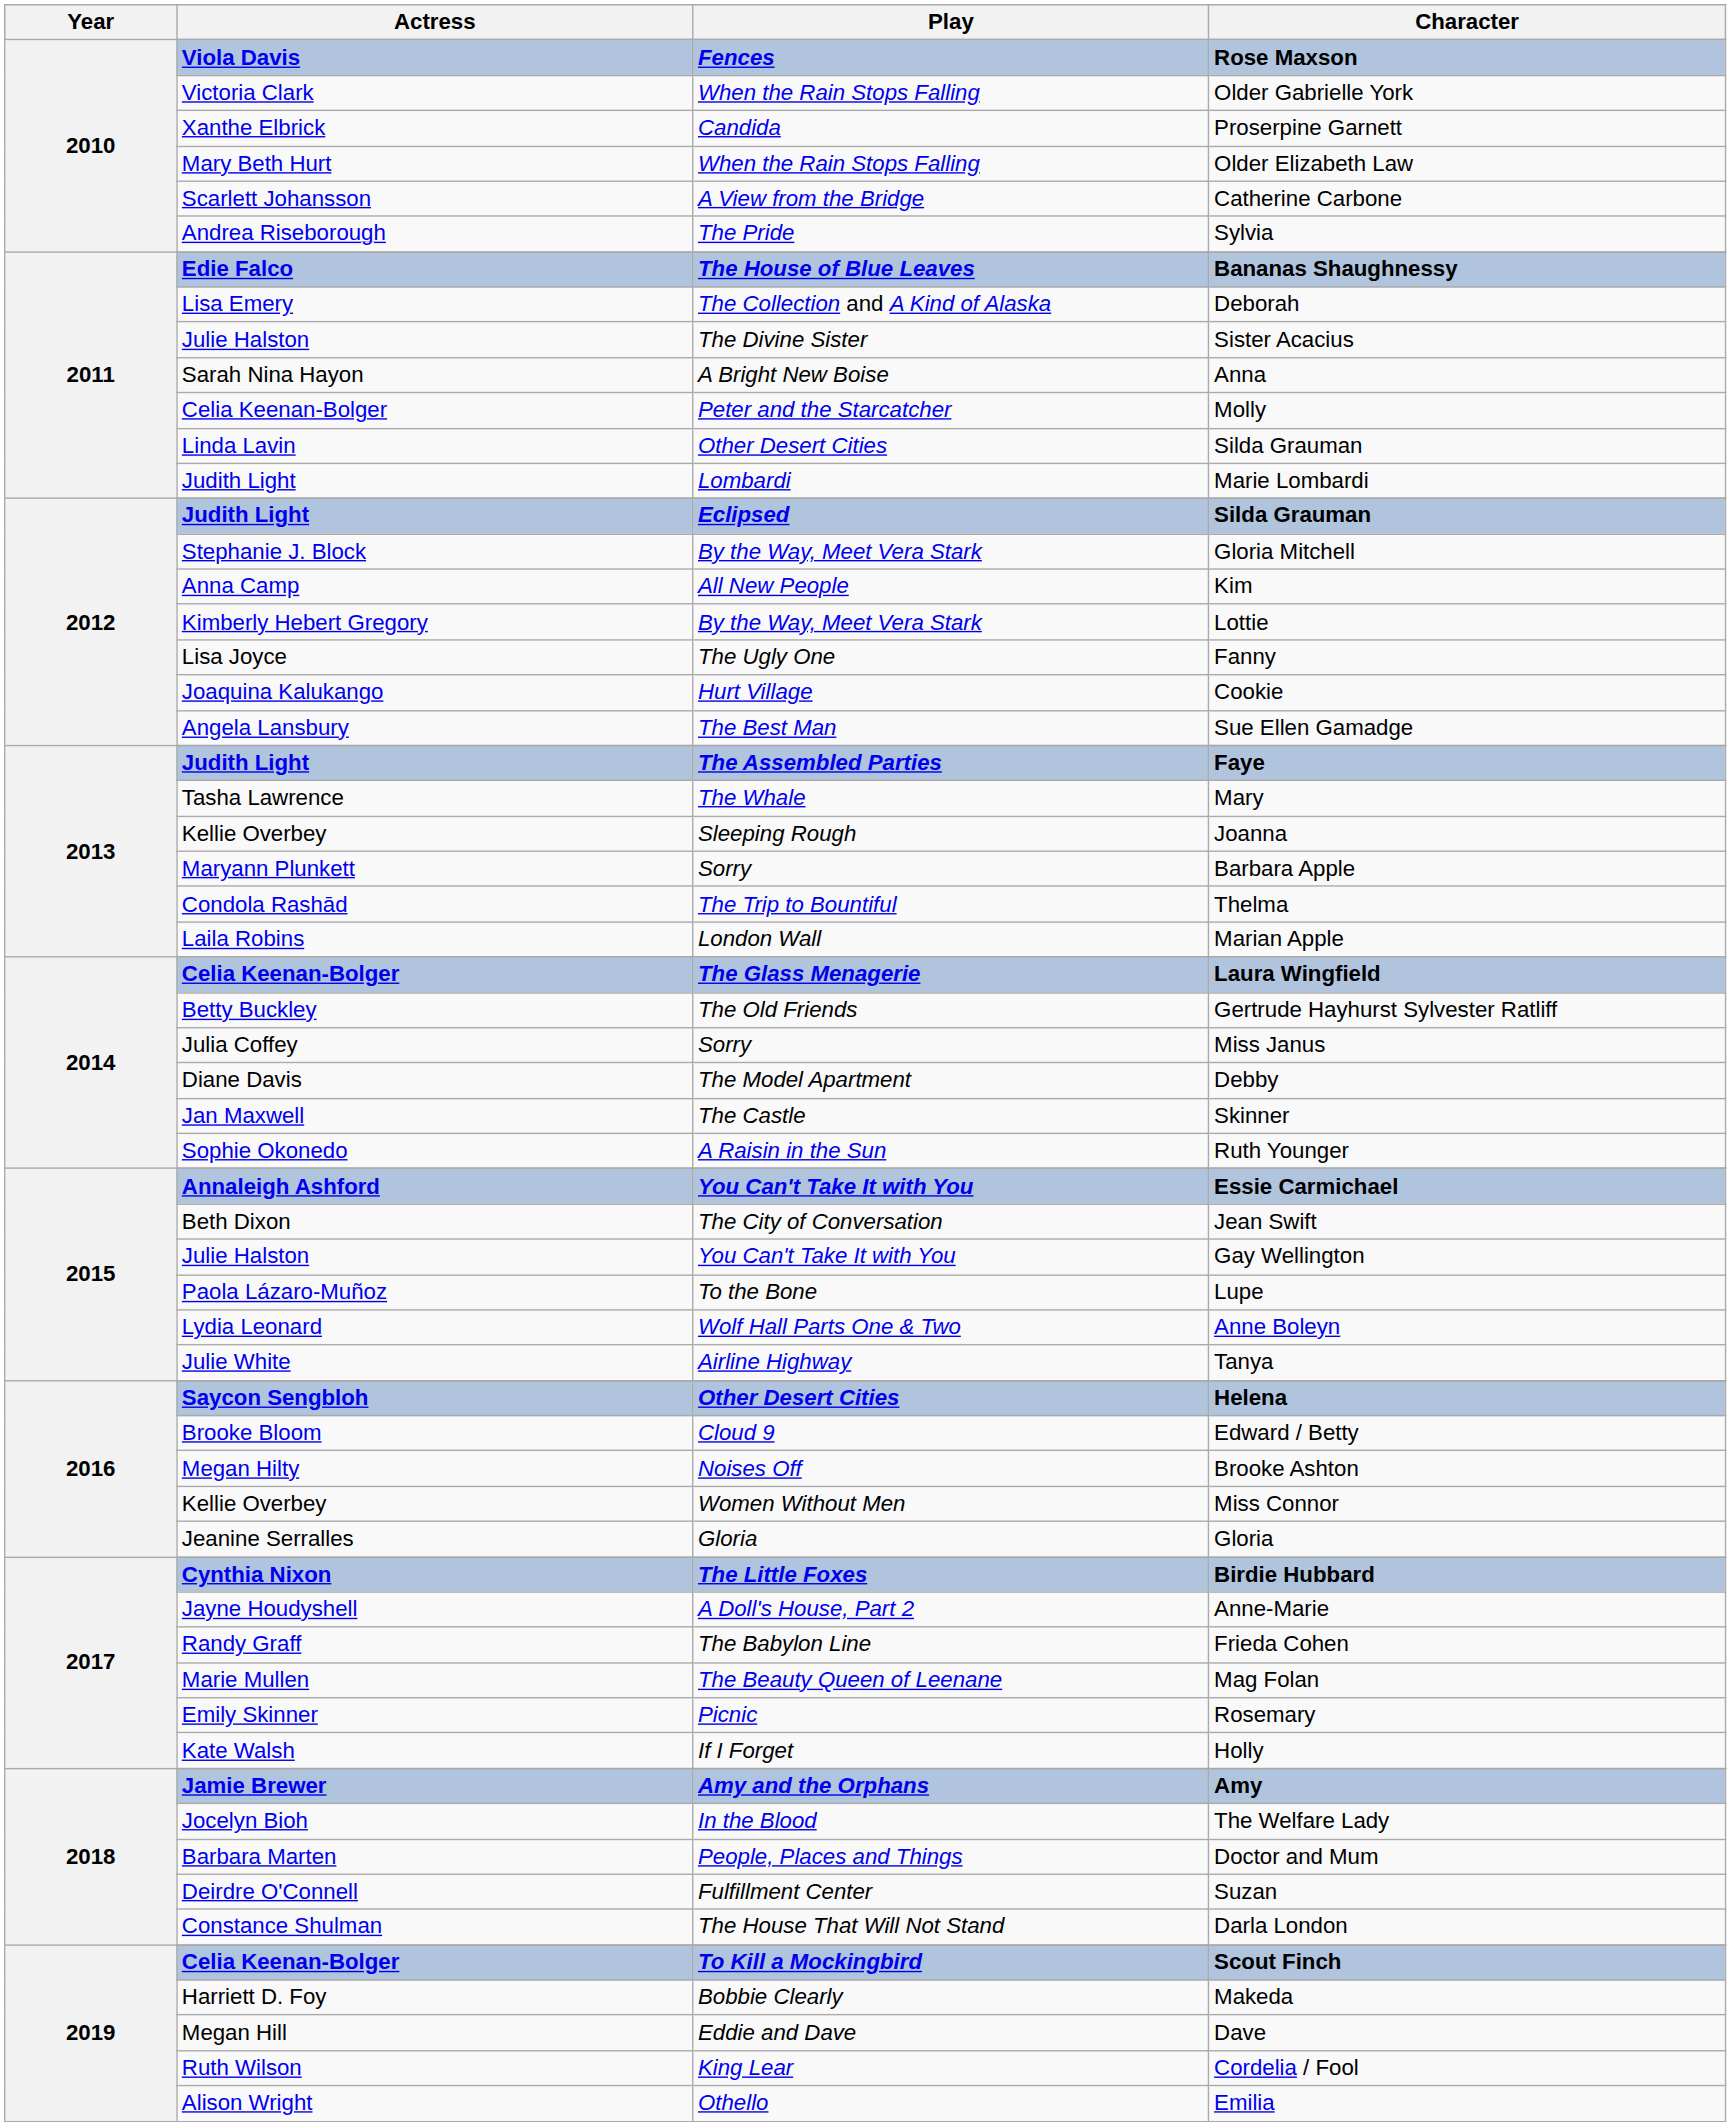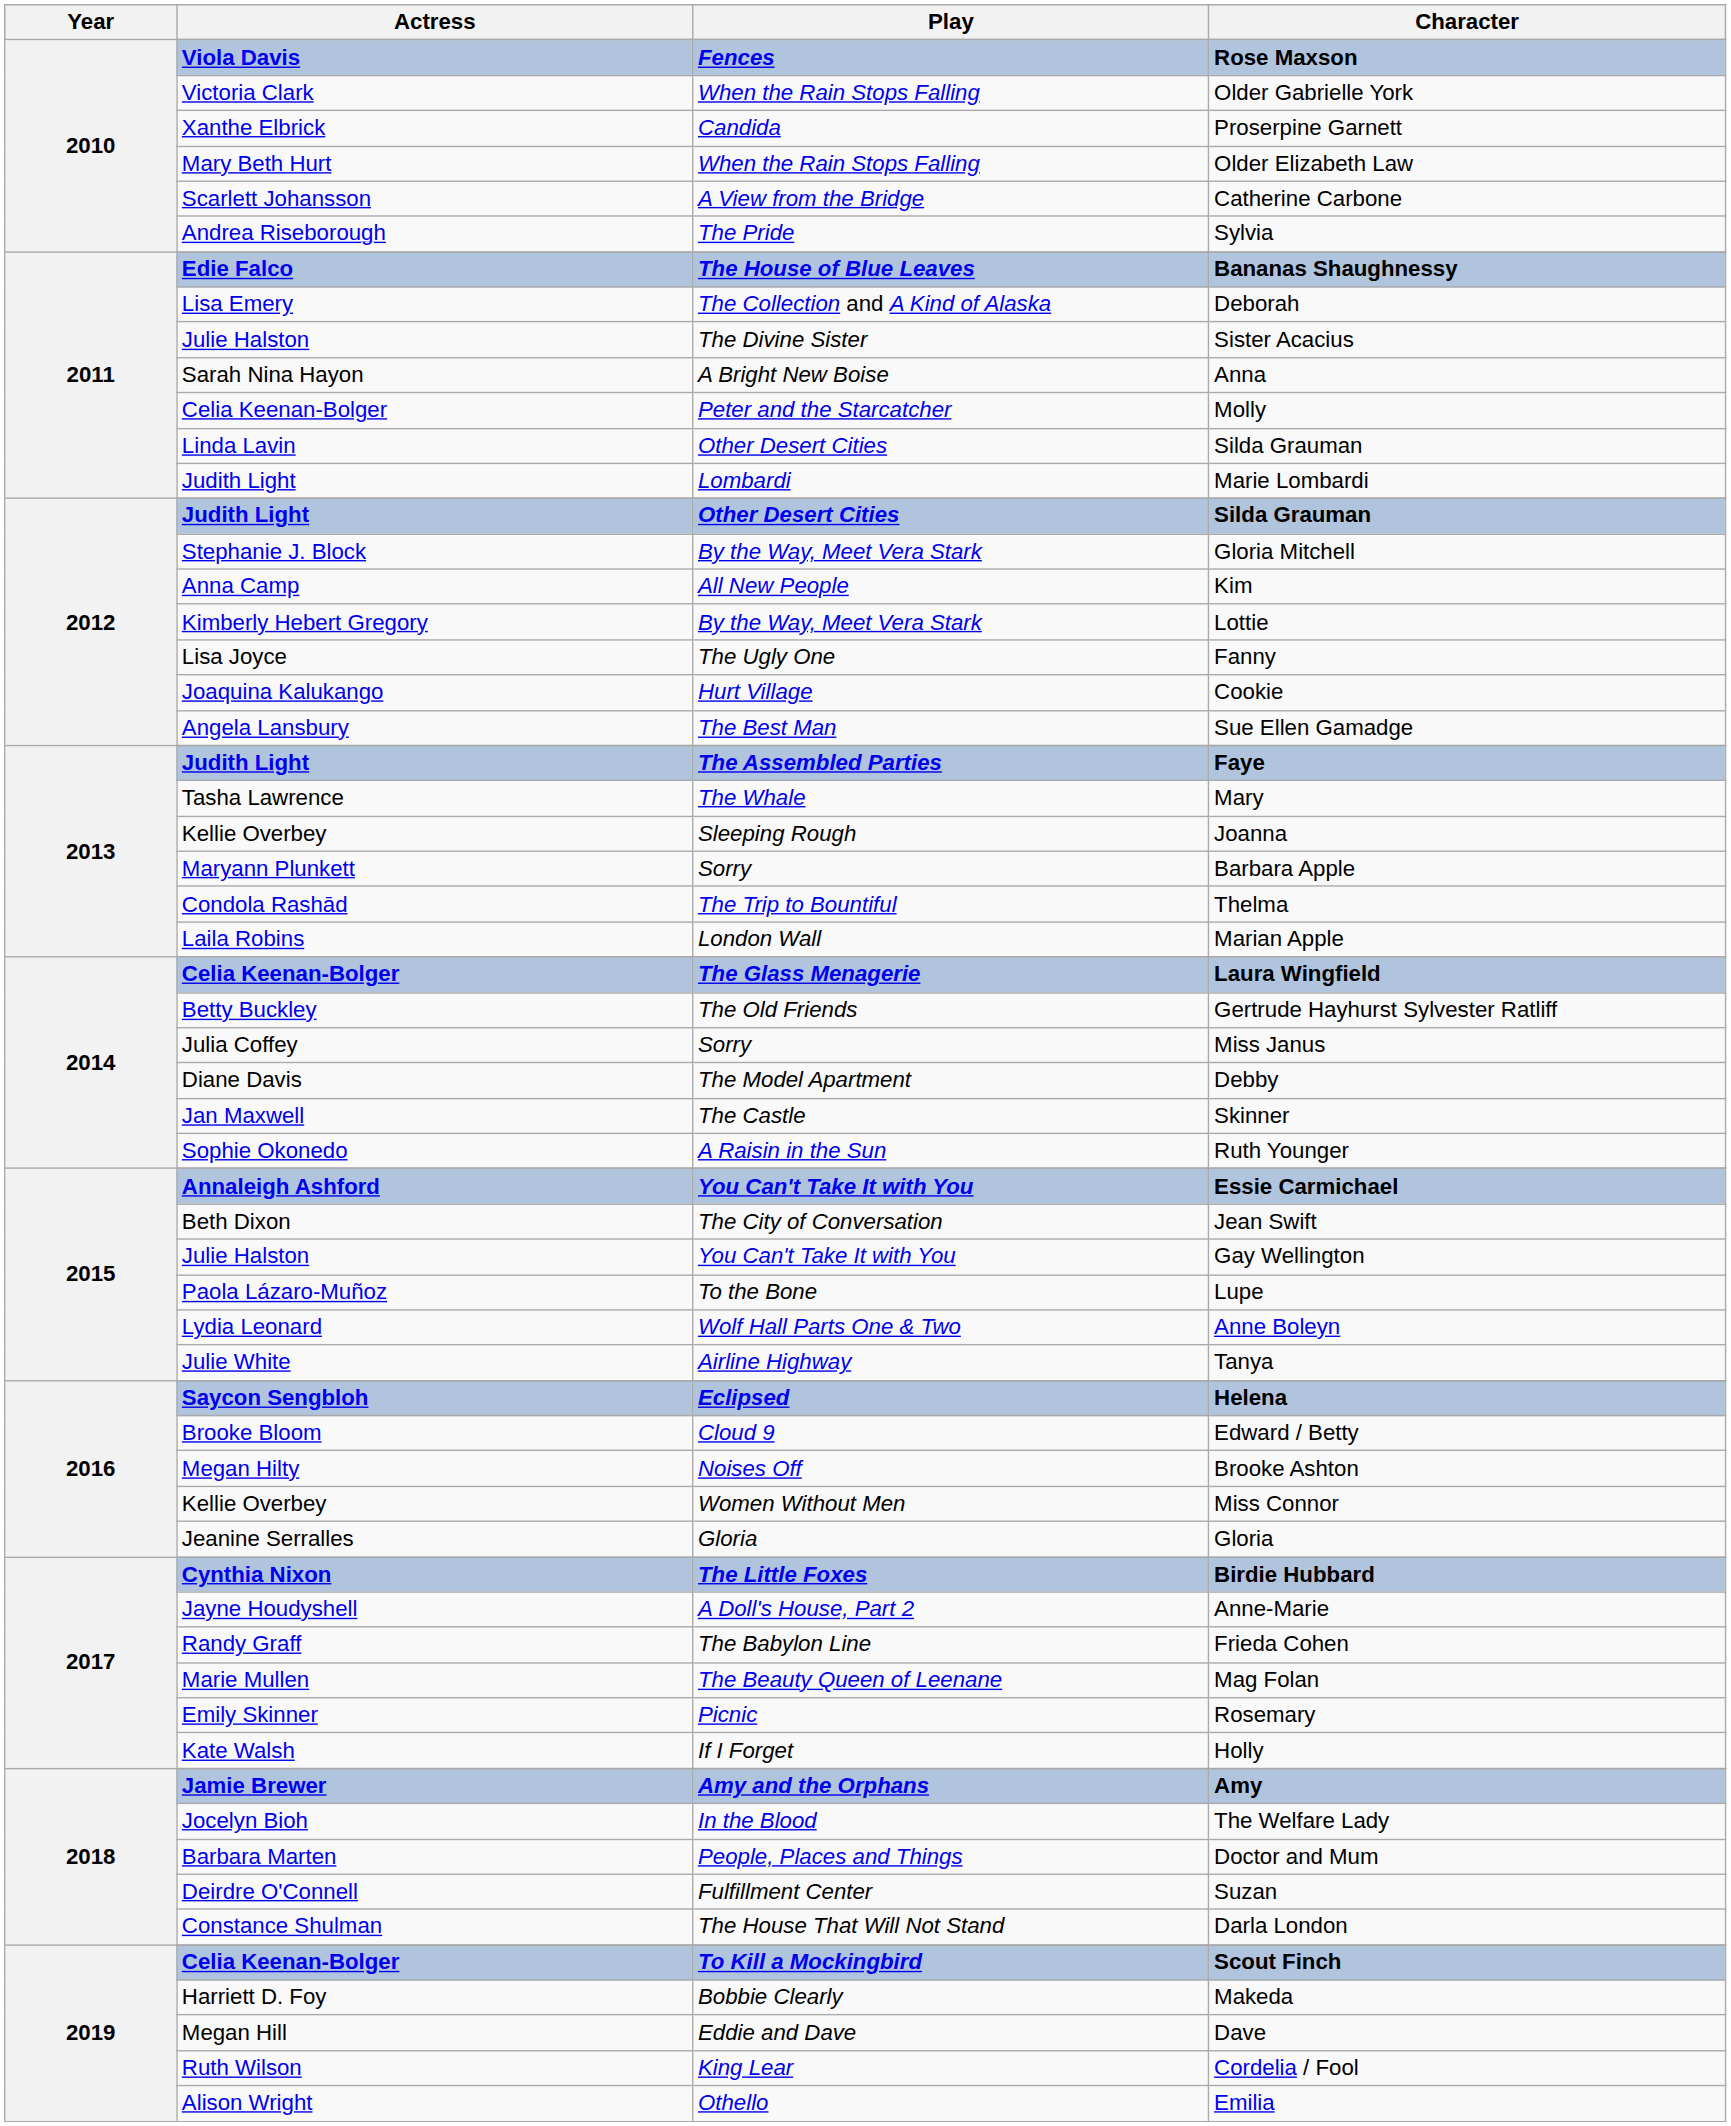(744, 515) Eclipsed -> (799, 515) Other Desert Cities
(799, 1397) Other Desert Cities -> (744, 1397) Eclipsed
